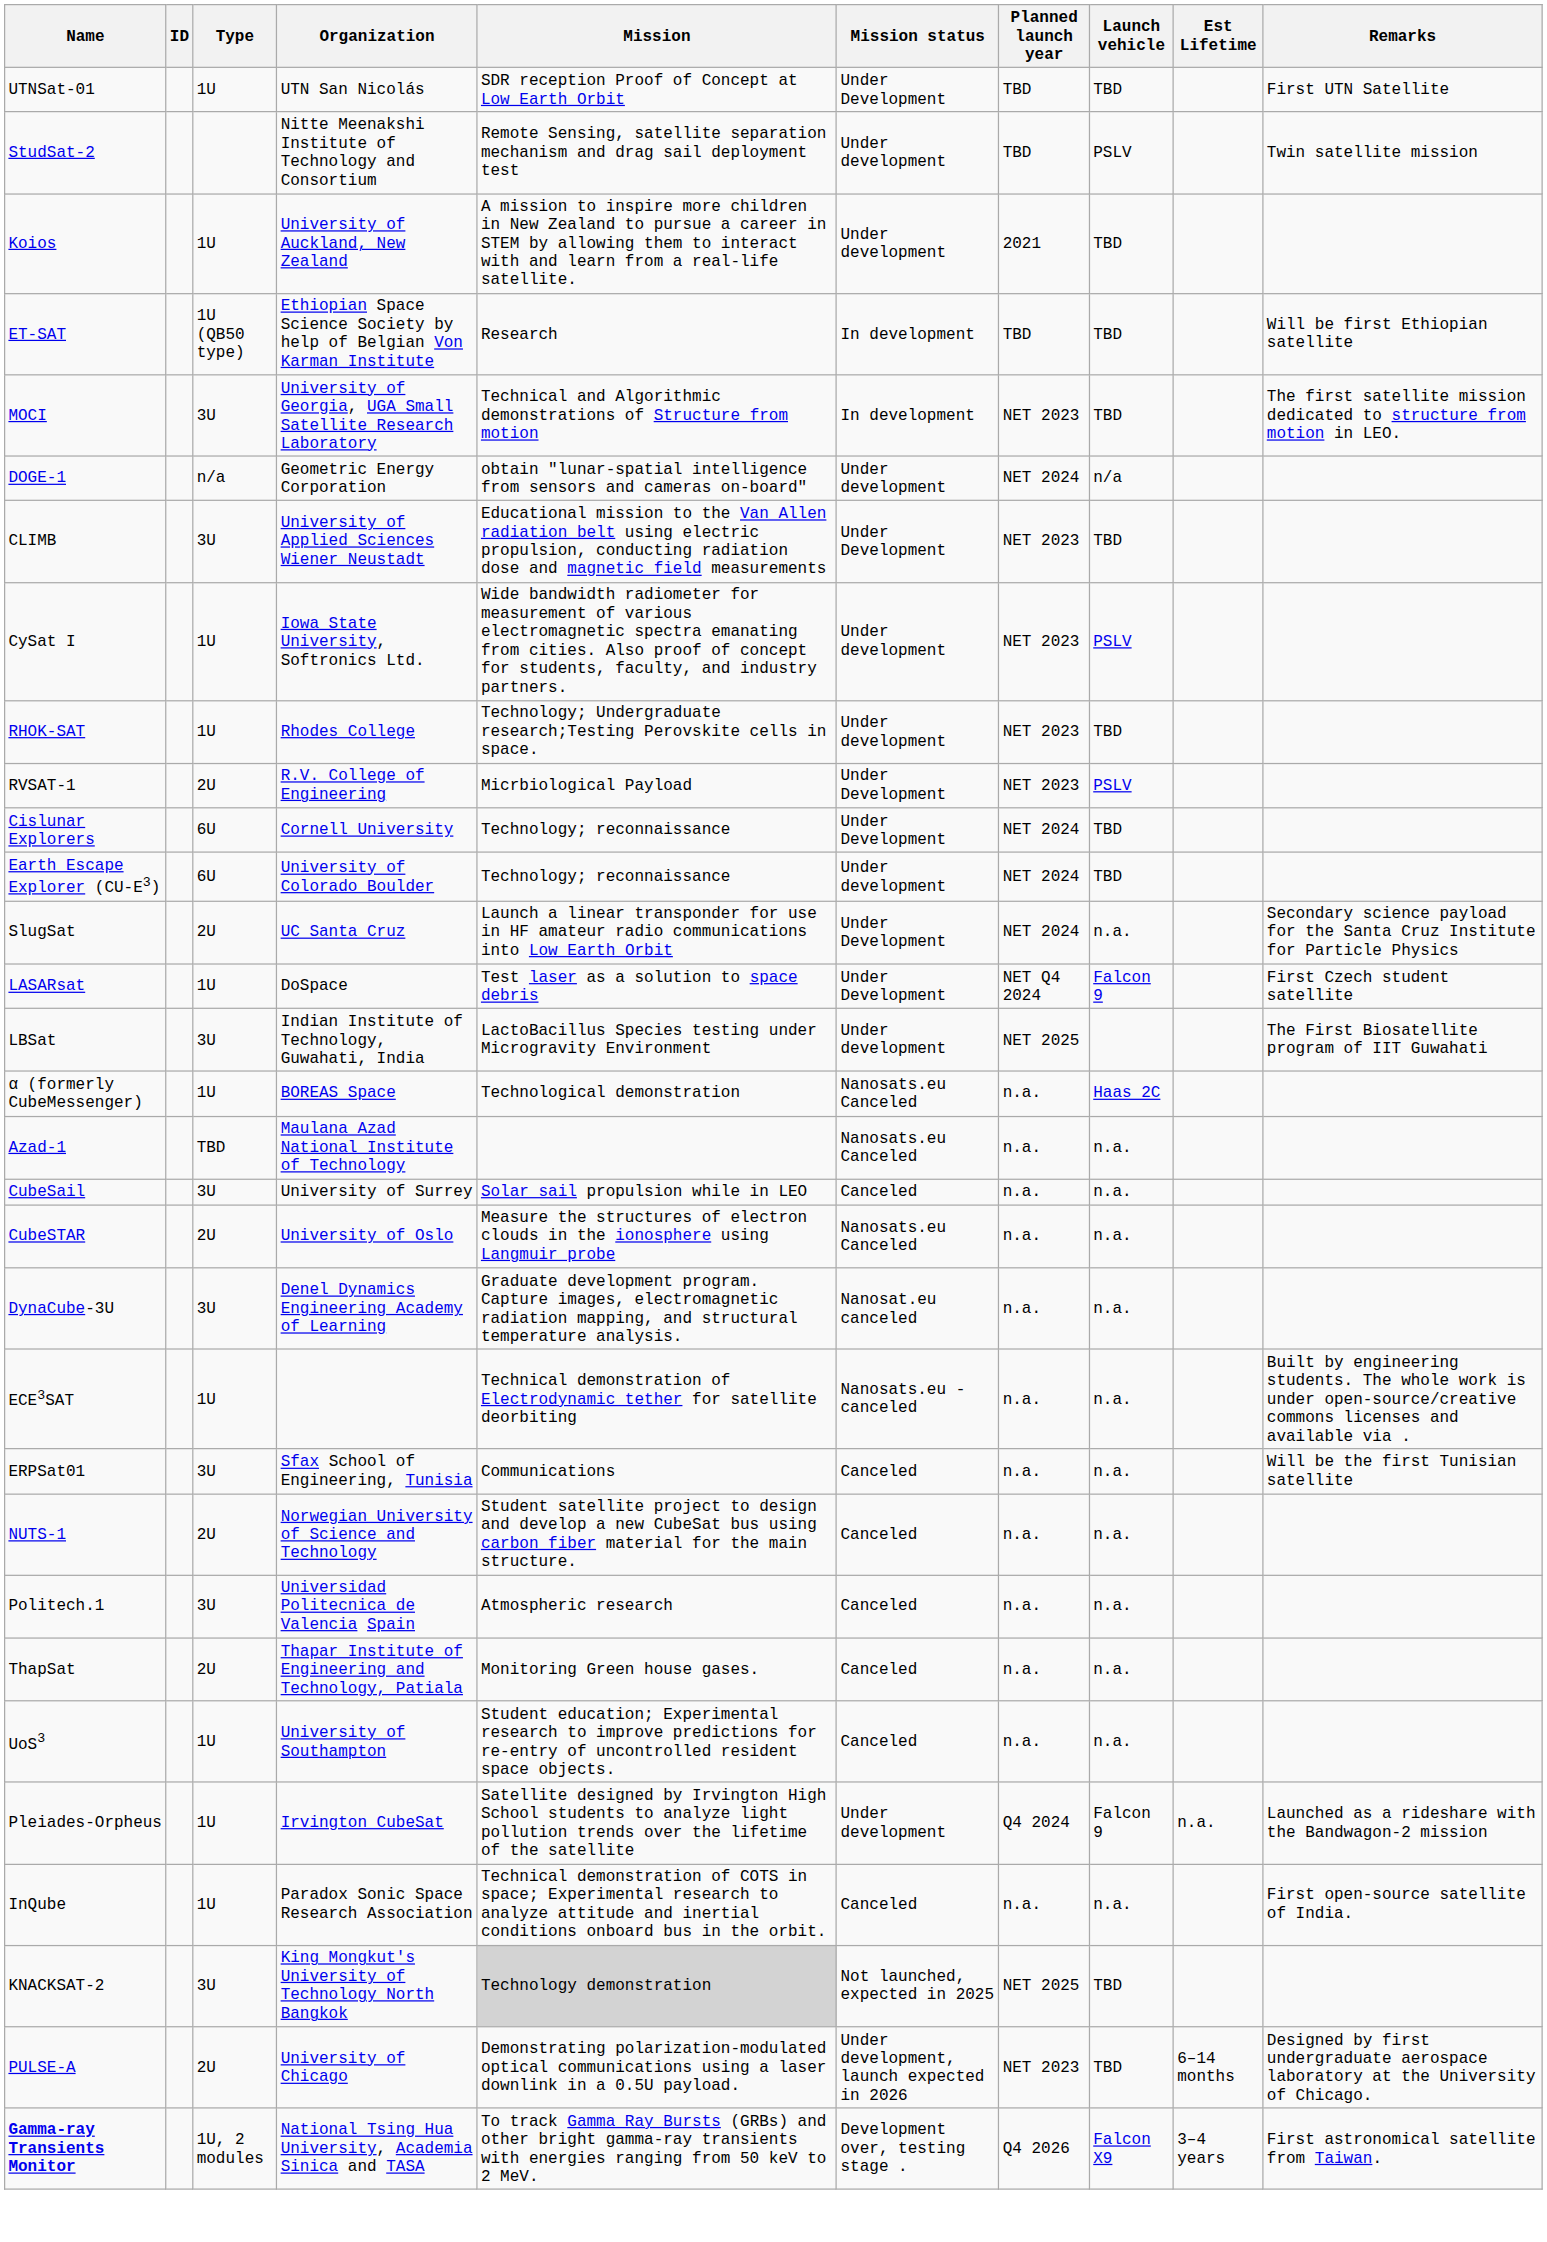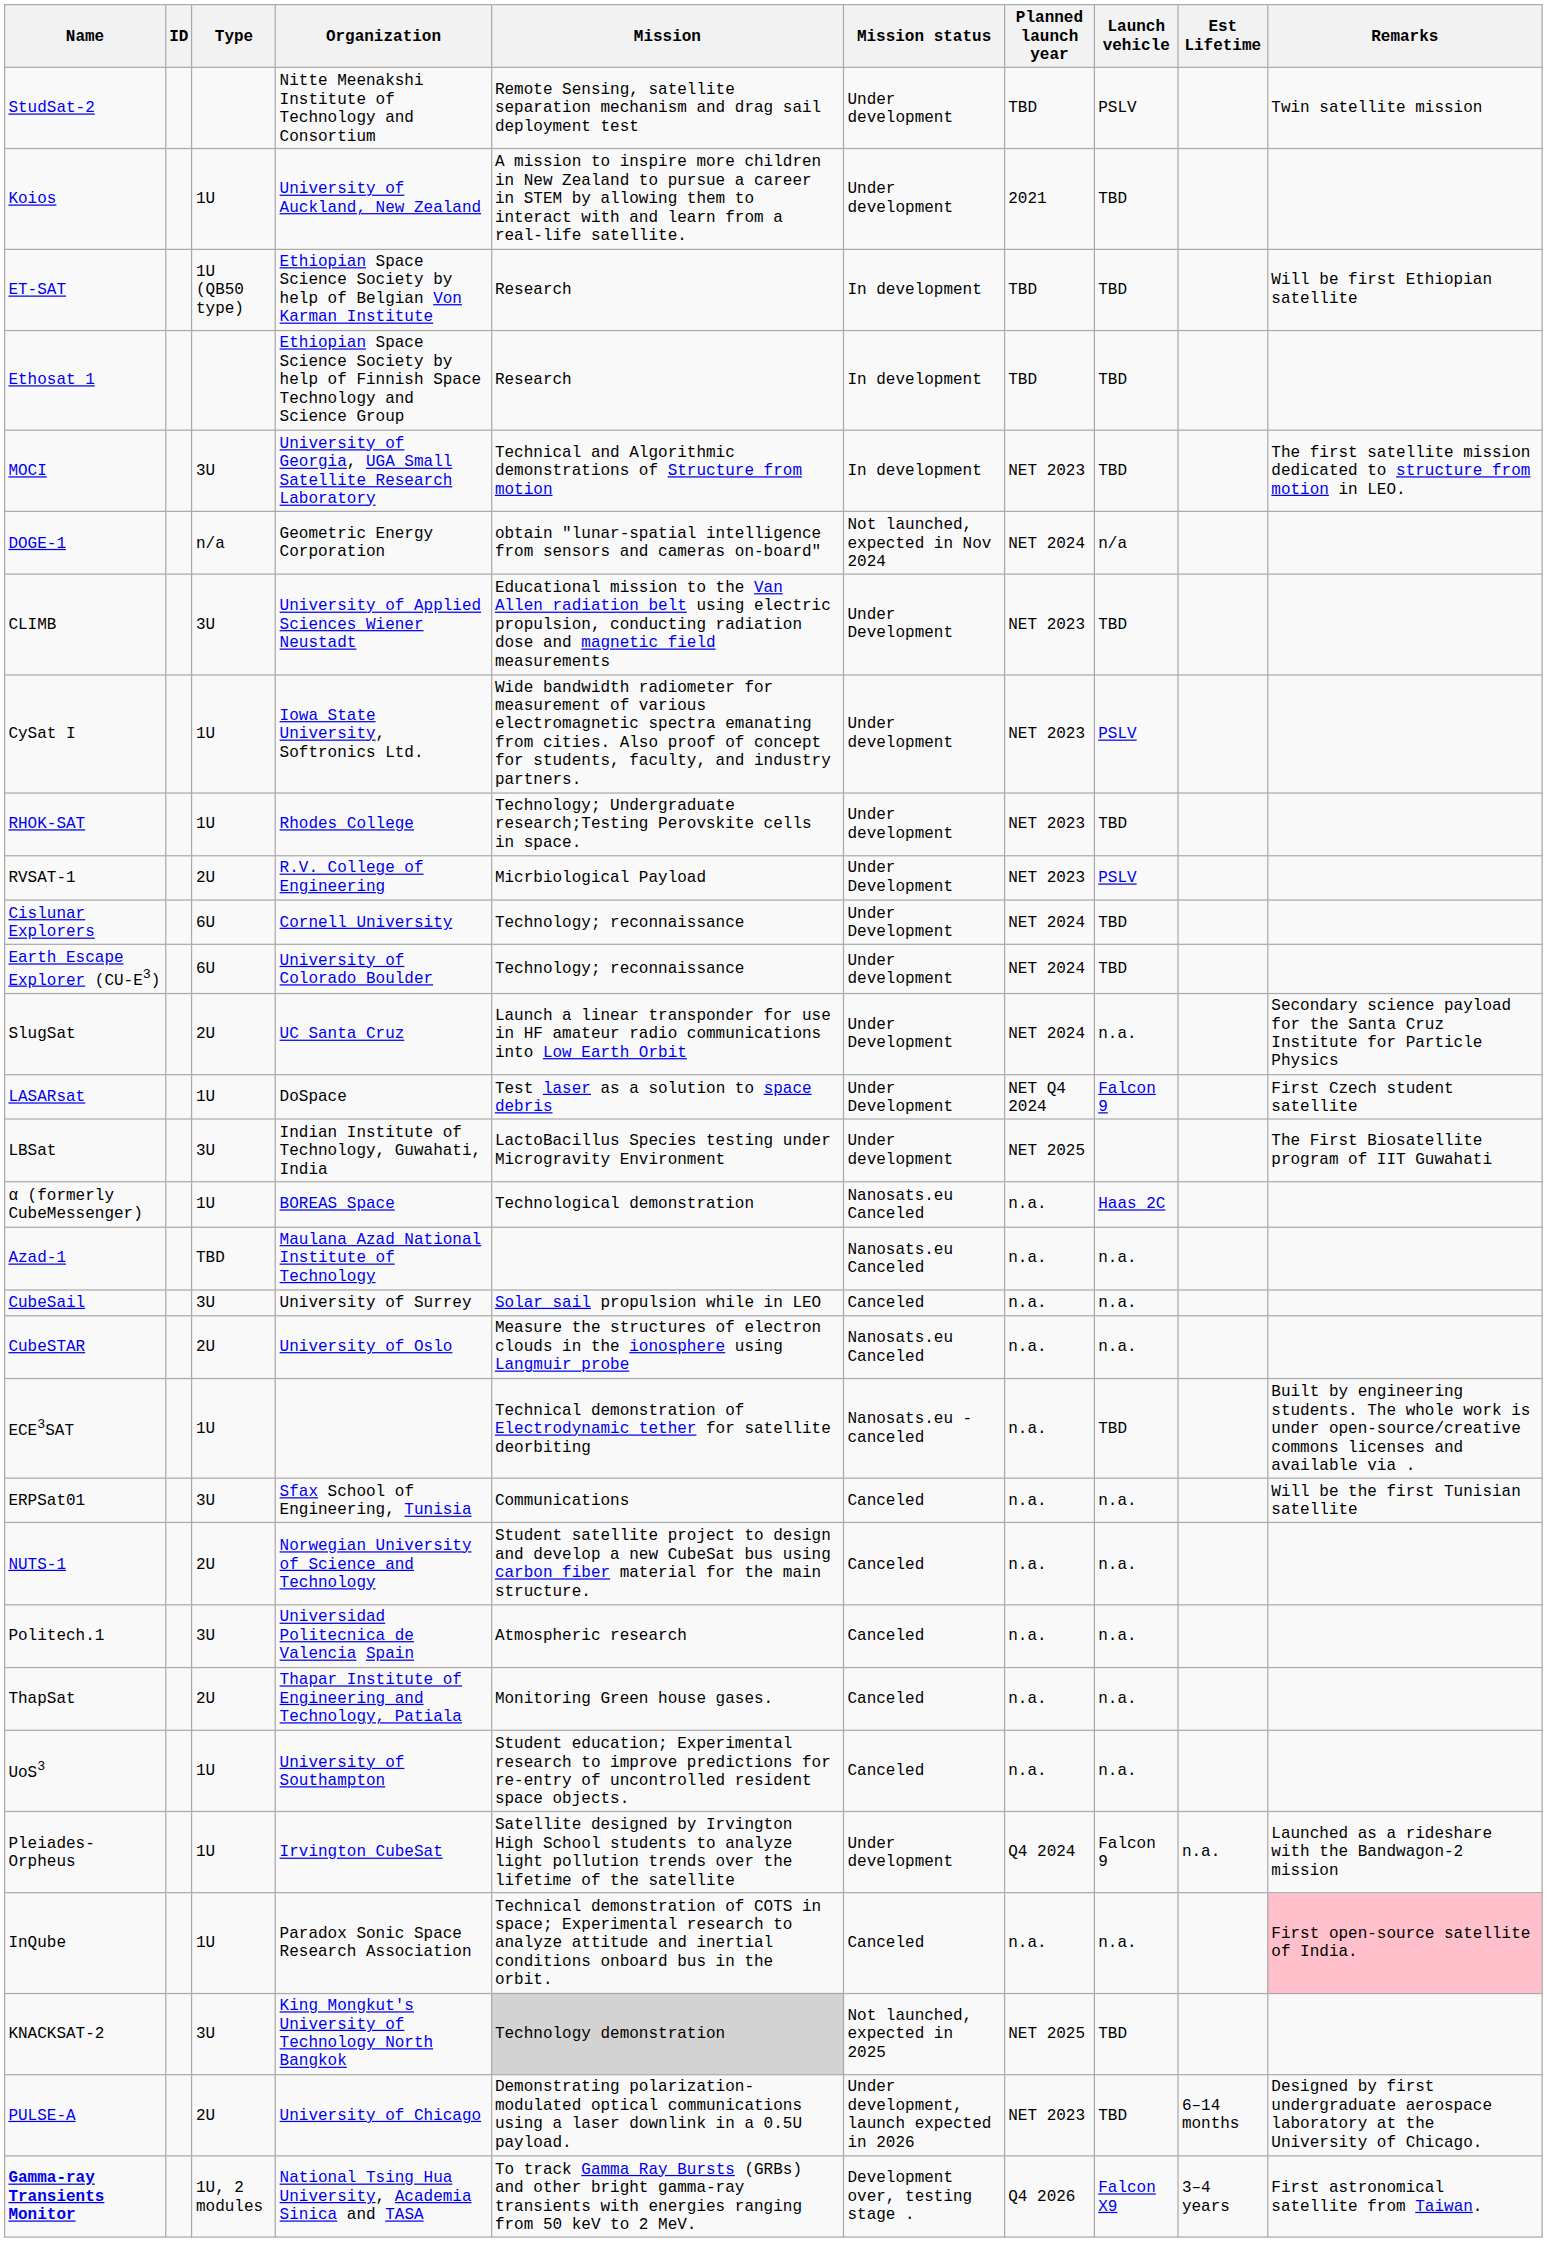- row: (52, 90)
+ row: (52, 380)
(893, 478) Under development -> (919, 543) Not launched, expected in Nov 2024
- row: (61, 1309)
(1112, 1399) n.a. -> (1113, 1429) TBD
(1396, 1905) no background -> (1401, 1943) pink background
